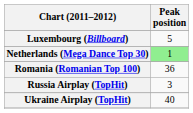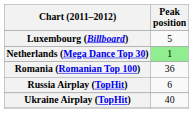(170, 85) 3 -> (170, 85) 6
